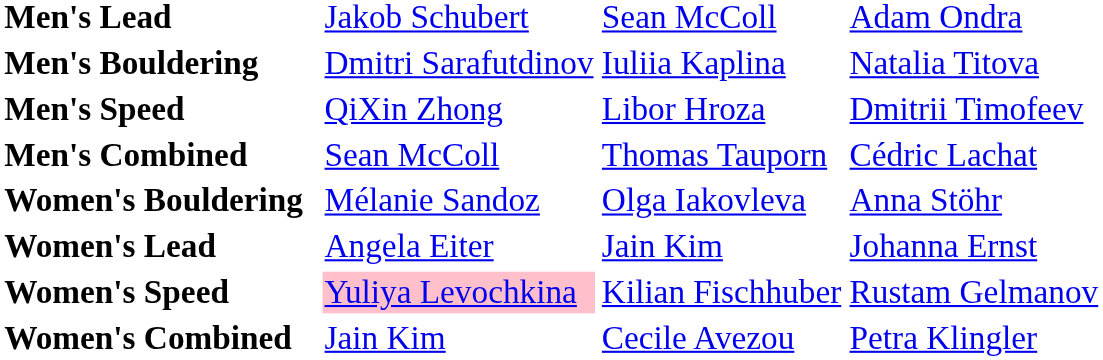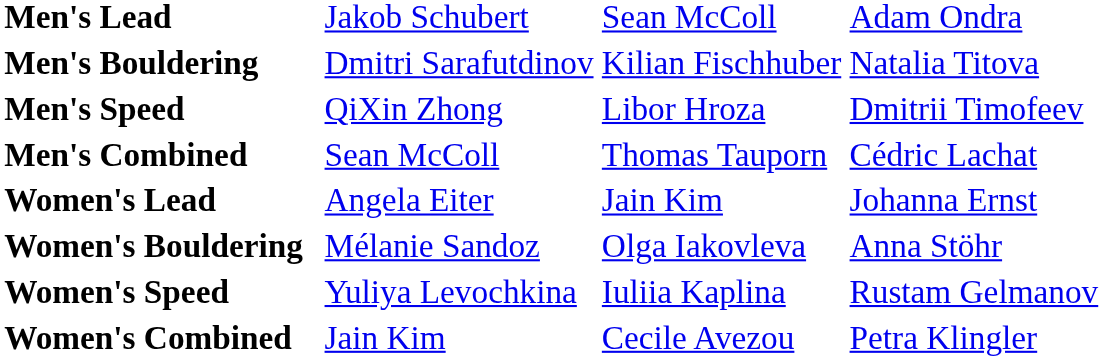(694, 63) Iuliia Kaplina -> (722, 63) Kilian Fischhuber
rows swapped: (110, 246) <-> (154, 200)
(451, 291) pink background -> (451, 291) no background
(722, 291) Kilian Fischhuber -> (694, 291) Iuliia Kaplina
